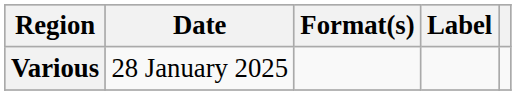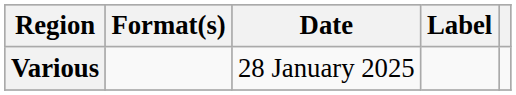columns swapped: (200, 25) <-> (358, 25)
